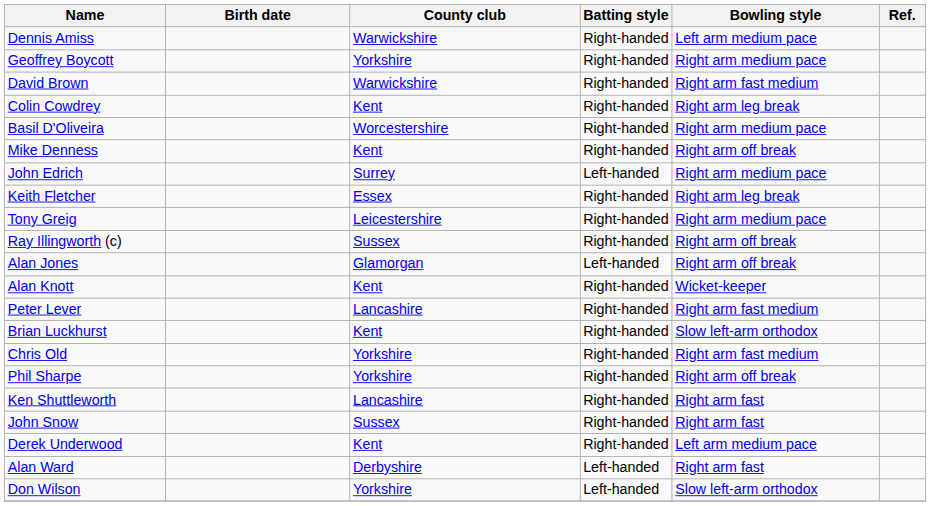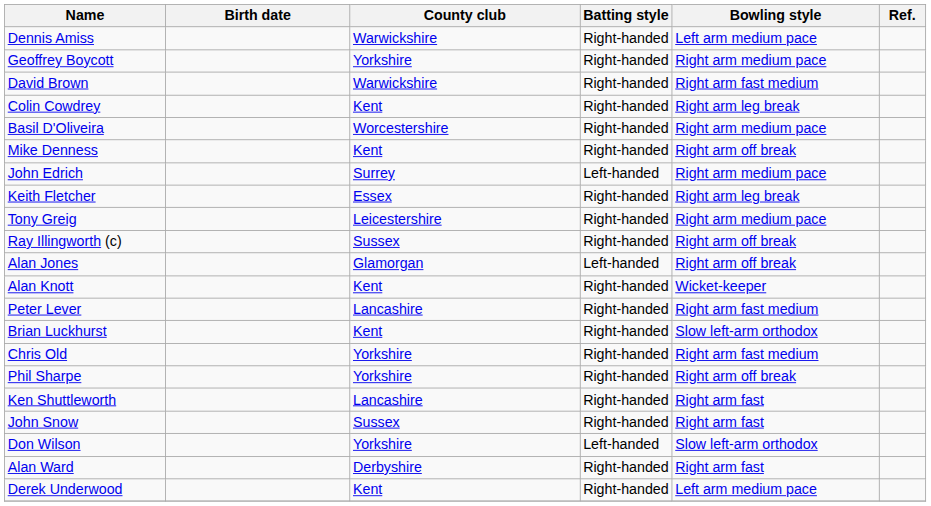rows swapped: (65, 444) <-> (44, 490)
(621, 467) Left-handed -> (626, 467) Right-handed
